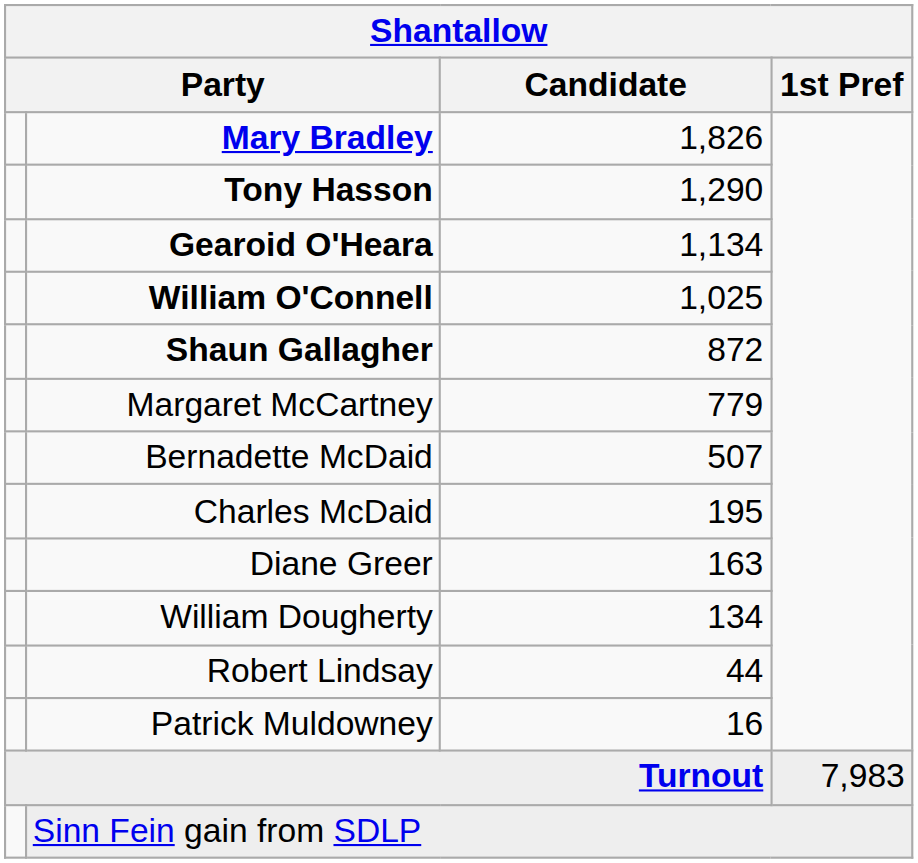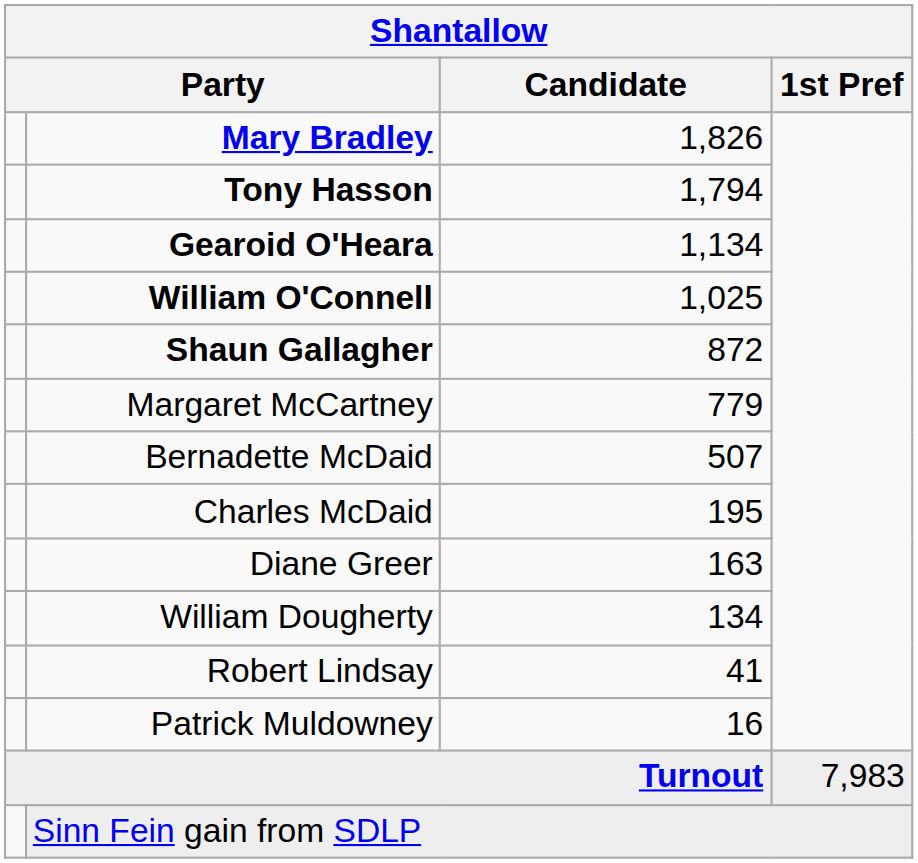(721, 191) 1,290 -> (721, 191) 1,794
(745, 670) 44 -> (745, 670) 41
